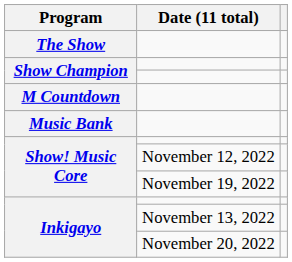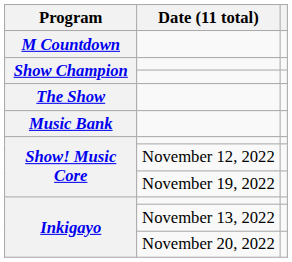rows swapped: (71, 44) <-> (71, 96)
